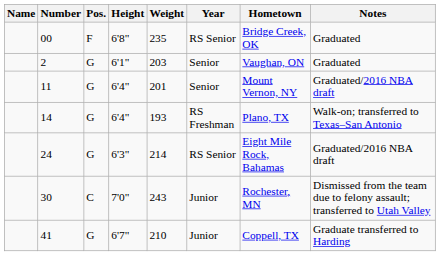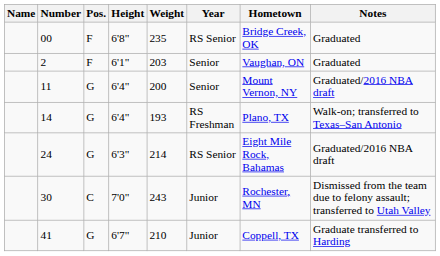(90, 62) G -> (89, 62) F
(158, 86) 201 -> (158, 86) 200
